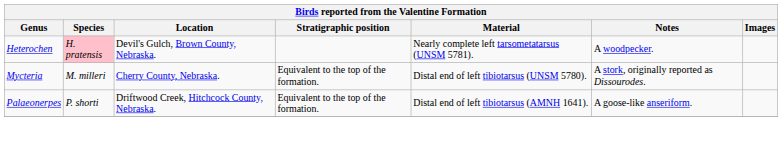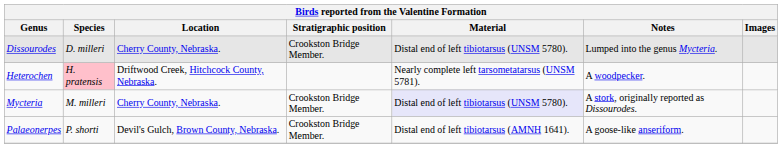+ row: (31, 49)
(176, 49) Devil's Gulch, Brown County, Nebraska. -> (190, 76) Driftwood Creek, Hitchcock County, Nebraska.
(332, 76) Equivalent to the top of the formation. -> (324, 103) Crookston Bridge Member.
(500, 76) no background -> (481, 103) lavender background
(189, 103) Driftwood Creek, Hitchcock County, Nebraska. -> (198, 130) Devil's Gulch, Brown County, Nebraska.
(332, 103) Equivalent to the top of the formation. -> (324, 130) Crookston Bridge Member.
